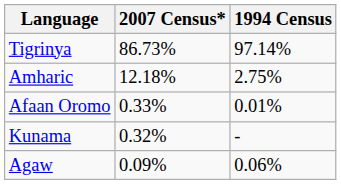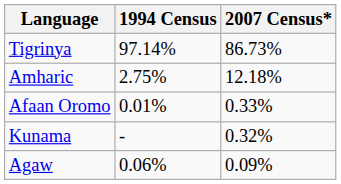columns swapped: (283, 19) <-> (172, 19)
